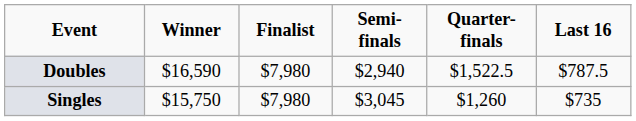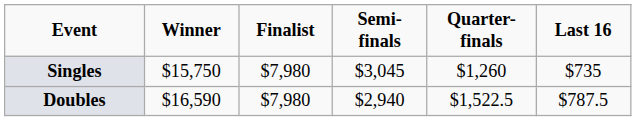rows swapped: (74, 101) <-> (74, 71)
